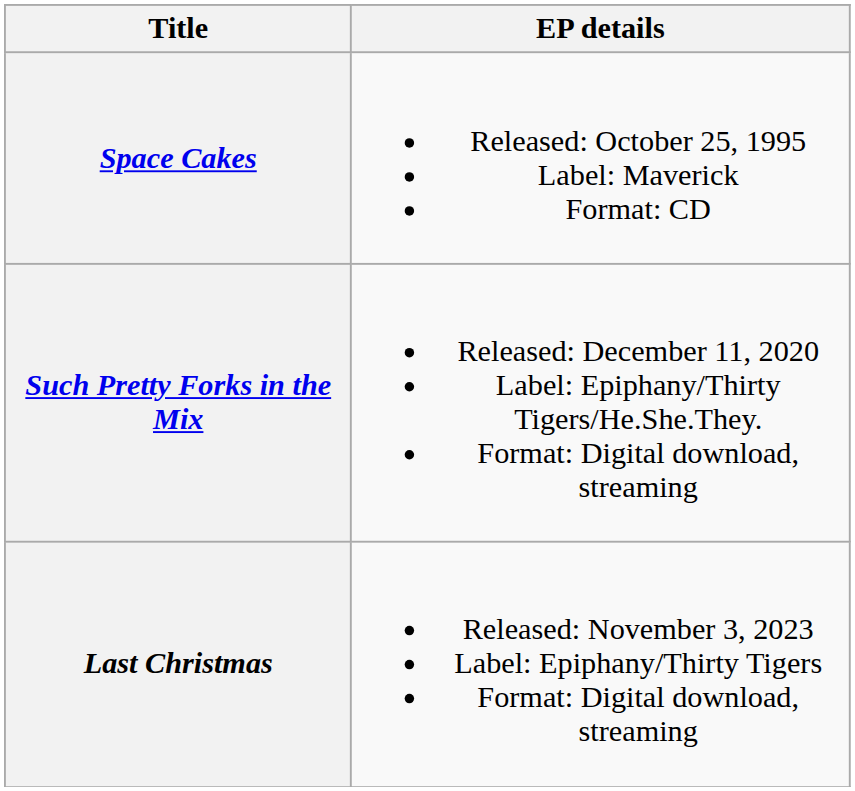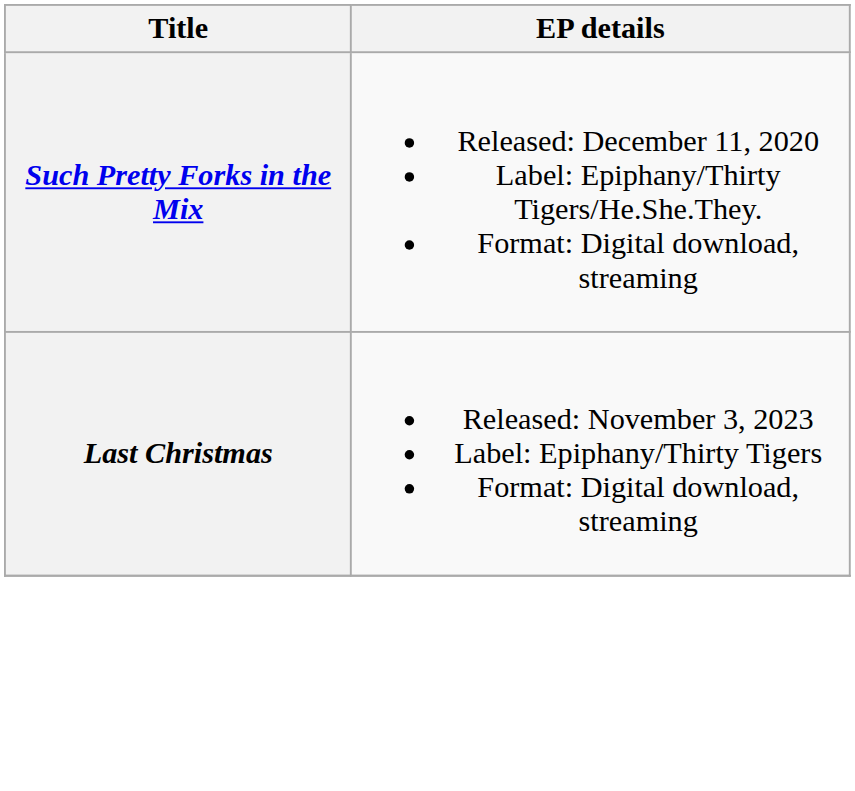- row: (178, 157)
